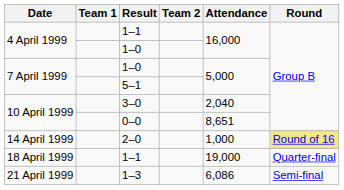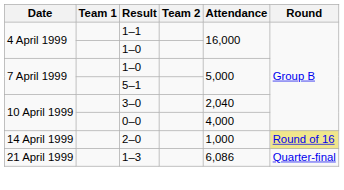(220, 121) 8,651 -> (220, 121) 4,000
- row: (40, 157)
(298, 175) Semi-final -> (304, 157) Quarter-final
